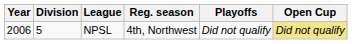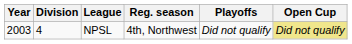(19, 30) 2006 -> (19, 30) 2003
(39, 30) 5 -> (39, 30) 4
